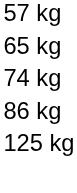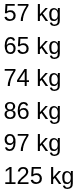+ row: (32, 143)
